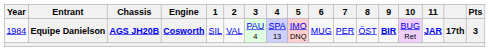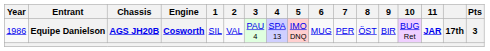(16, 31) 1984 -> (16, 31) 1986
(389, 31) bold -> (388, 31) normal
